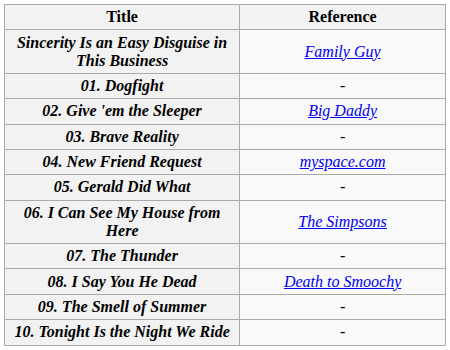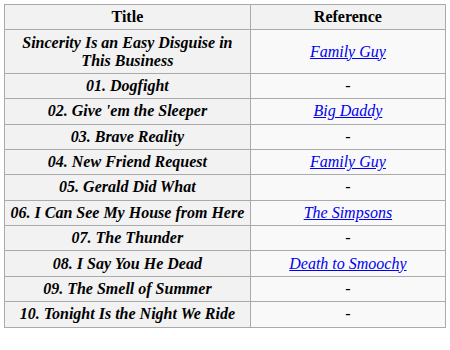(343, 162) myspace.com -> (348, 162) Family Guy
